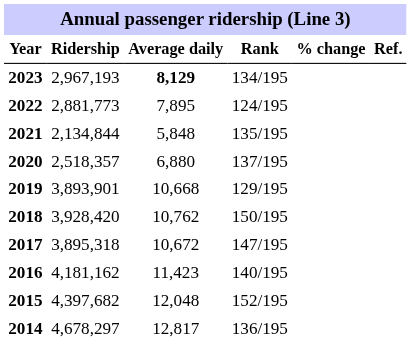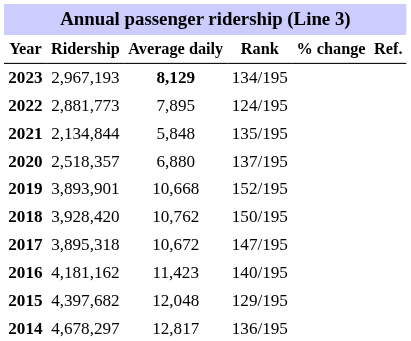(260, 189) 129/195 -> (260, 189) 152/195
(260, 300) 152/195 -> (260, 300) 129/195
